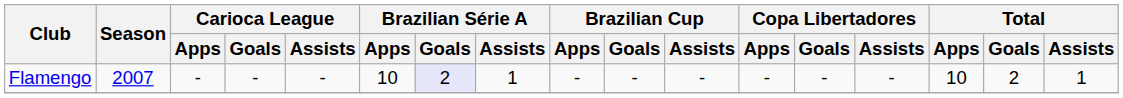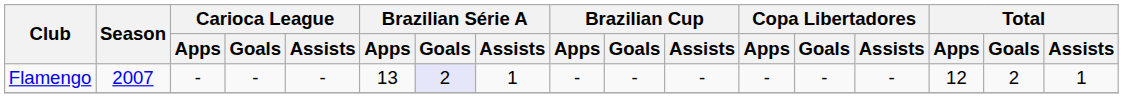(387, 78) 10 -> (387, 78) 13
(956, 78) 10 -> (956, 78) 12
